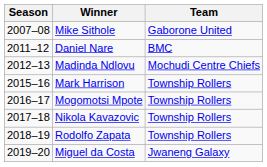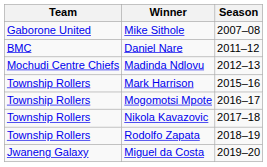columns swapped: (28, 13) <-> (204, 13)
